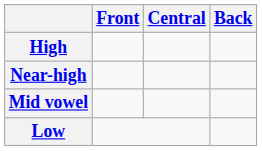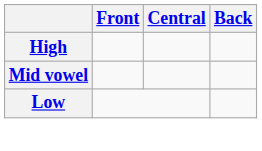- row: (48, 74)
